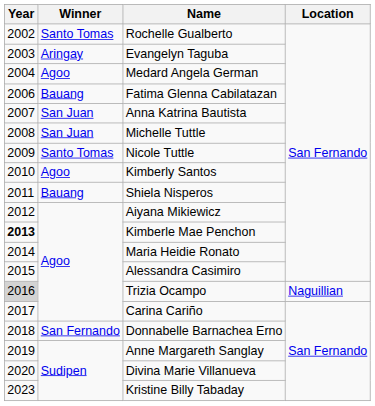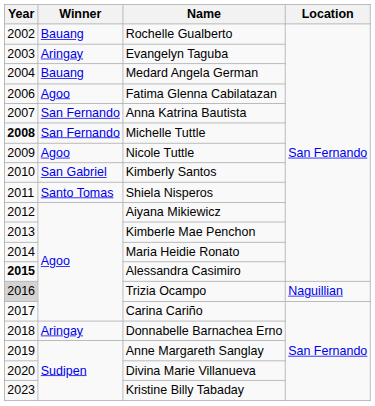(77, 34) Santo Tomas -> (62, 34) Bauang
(55, 73) Agoo -> (62, 73) Bauang
(62, 93) Bauang -> (55, 93) Agoo
(67, 113) San Juan -> (80, 113) San Fernando
(21, 133) normal -> (21, 133) bold
(67, 133) San Juan -> (80, 133) San Fernando
(77, 152) Santo Tomas -> (55, 152) Agoo
(55, 172) Agoo -> (74, 172) San Gabriel
(62, 192) Bauang -> (77, 192) Santo Tomas
(21, 232) bold -> (21, 232) normal
(21, 271) normal -> (21, 271) bold
(80, 331) San Fernando -> (62, 331) Aringay
